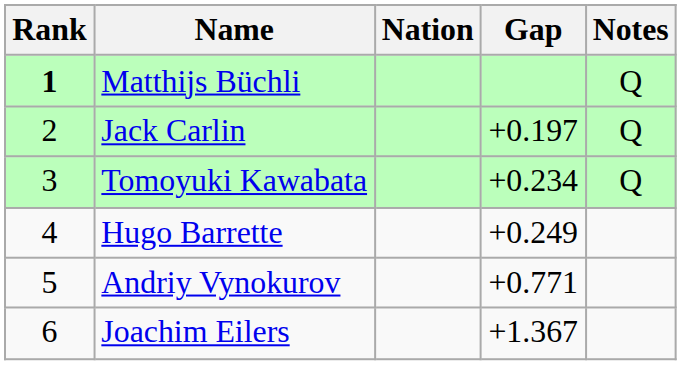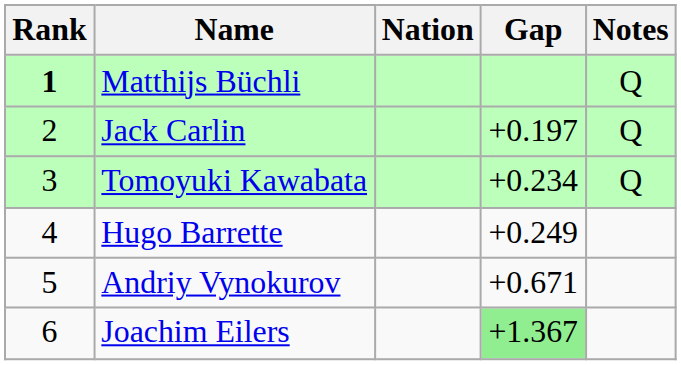(533, 282) +0.771 -> (533, 282) +0.671
(533, 332) no background -> (533, 332) lightgreen background
